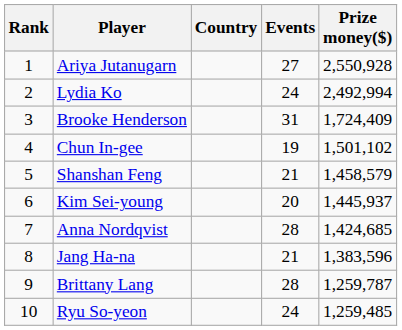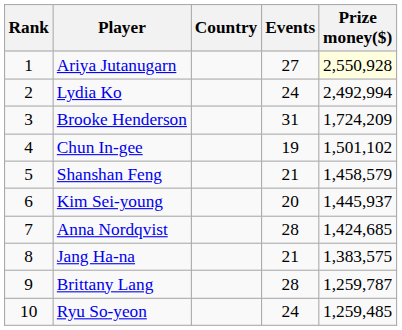(358, 65) no background -> (358, 65) lightyellow background
(358, 119) 1,724,409 -> (358, 119) 1,724,209
(358, 256) 1,383,596 -> (358, 256) 1,383,575
